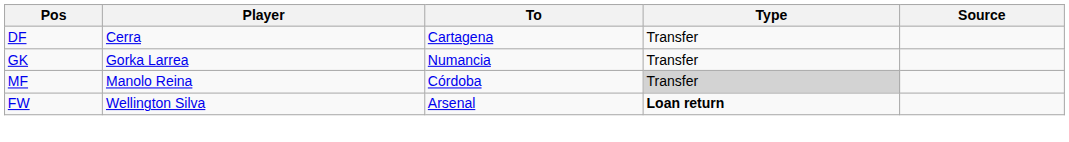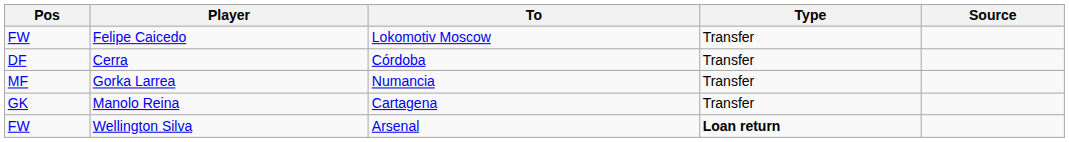+ row: (140, 37)
(461, 37) Cartagena -> (399, 59) Córdoba
(18, 59) GK -> (18, 81) MF
(18, 81) MF -> (18, 103) GK
(455, 81) Córdoba -> (405, 103) Cartagena
(672, 81) lightgrey background -> (728, 103) no background
